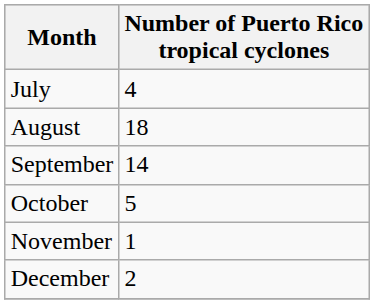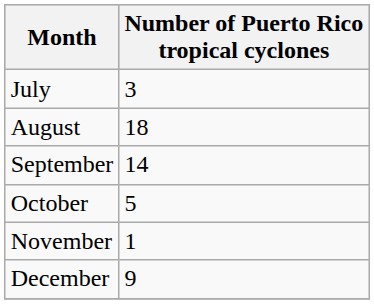(130, 88) 4 -> (130, 88) 3
(130, 278) 2 -> (130, 278) 9
